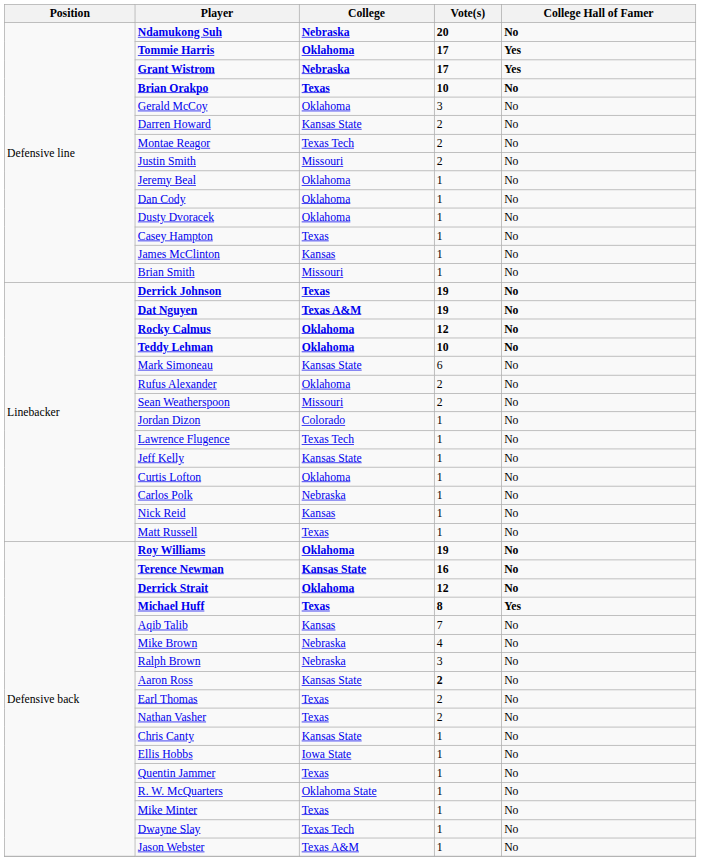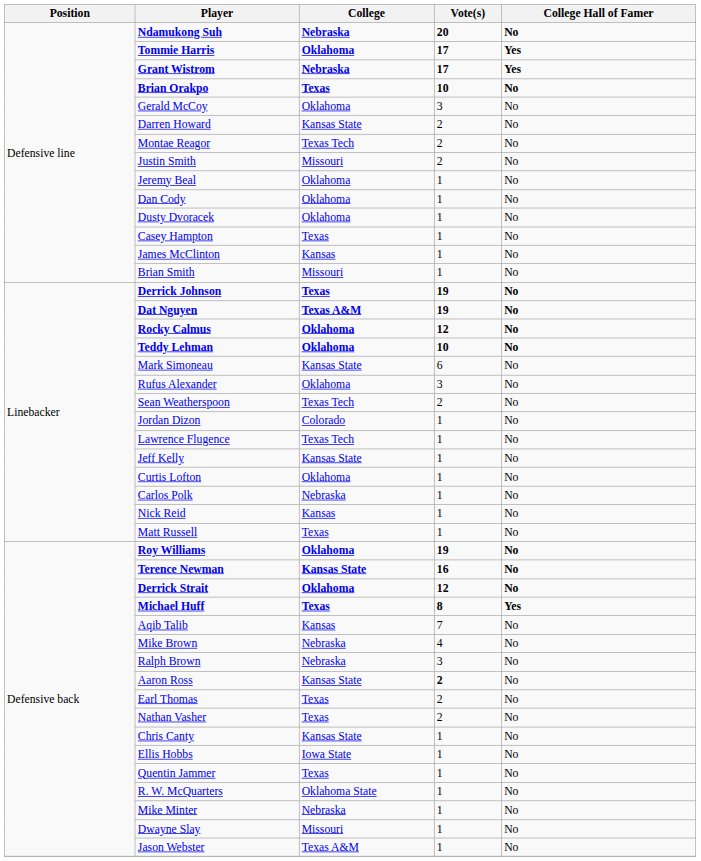(440, 384) 2 -> (440, 384) 3
(322, 402) Missouri -> (328, 402) Texas Tech
(315, 810) Texas -> (324, 810) Nebraska
(328, 828) Texas Tech -> (322, 828) Missouri
